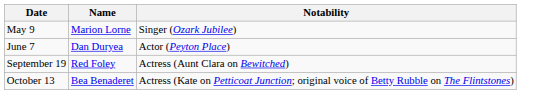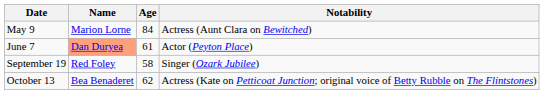+ column: (148, 13)
(188, 30) Singer (Ozark Jubilee) -> (237, 30) Actress (Aunt Clara on Bewitched)
(97, 47) no background -> (97, 47) lightsalmon background
(214, 64) Actress (Aunt Clara on Bewitched) -> (210, 64) Singer (Ozark Jubilee)
